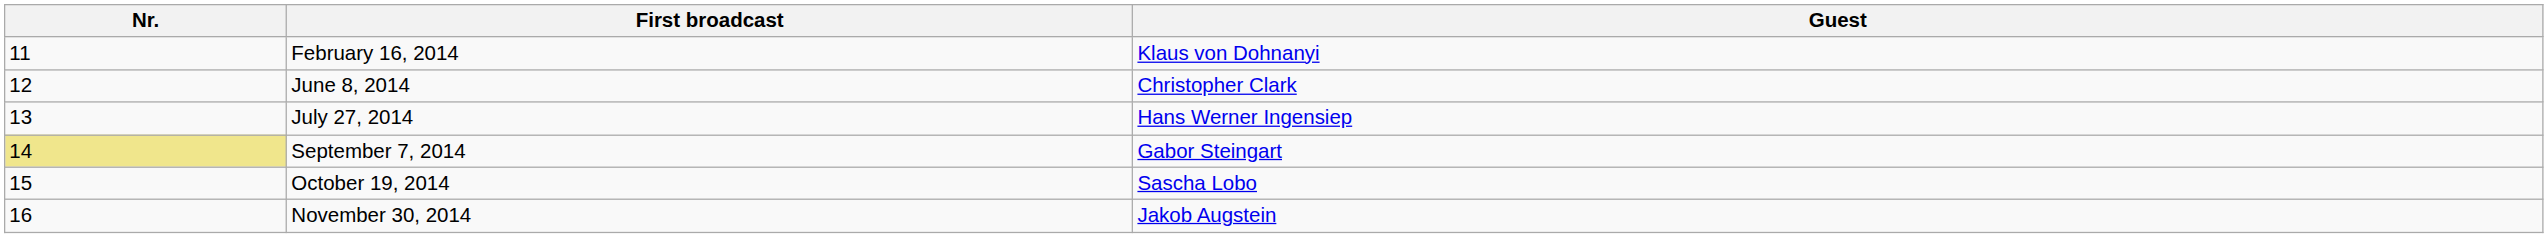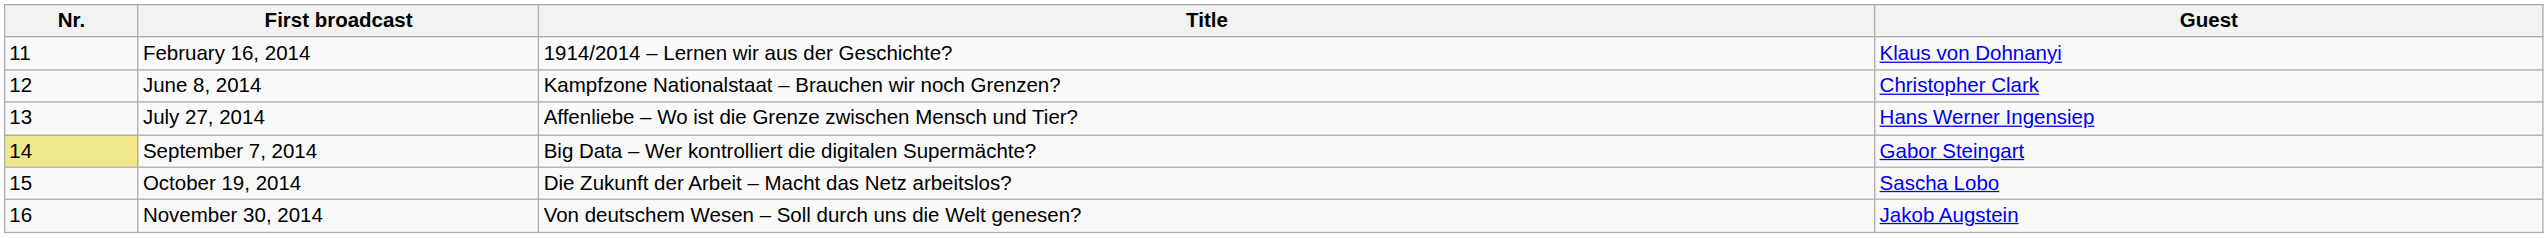+ column: (1207, 20)
